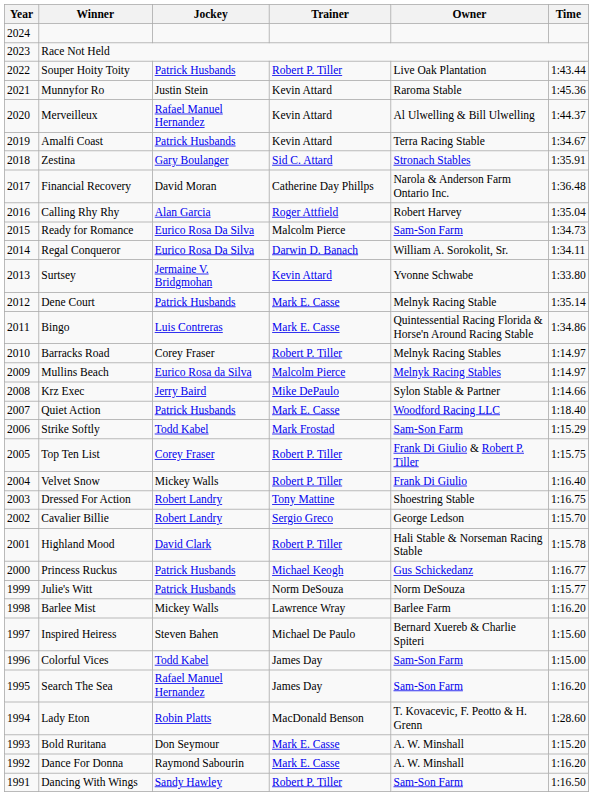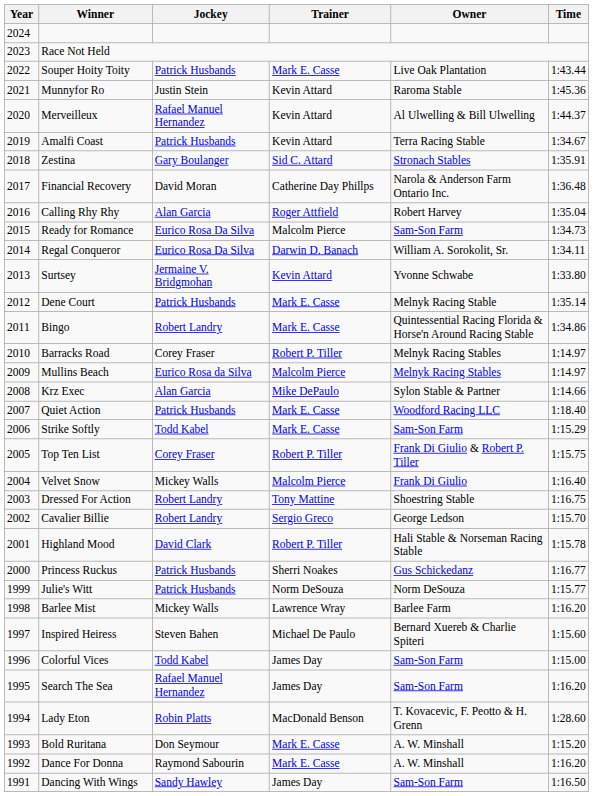(307, 71) Robert P. Tiller -> (306, 71) Mark E. Casse
(189, 327) Luis Contreras -> (188, 327) Robert Landry
(180, 391) Jerry Baird -> (183, 391) Alan Garcia
(303, 429) Mark Frostad -> (306, 429) Mark E. Casse
(307, 481) Robert P. Tiller -> (309, 481) Malcolm Pierce
(308, 570) Michael Keogh -> (305, 570) Sherri Noakes
(307, 782) Robert P. Tiller -> (297, 782) James Day
